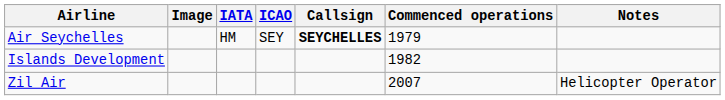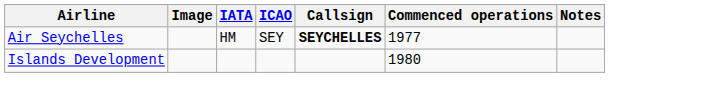(405, 38) 1979 -> (405, 38) 1977
(405, 61) 1982 -> (405, 61) 1980
- row: (37, 83)
